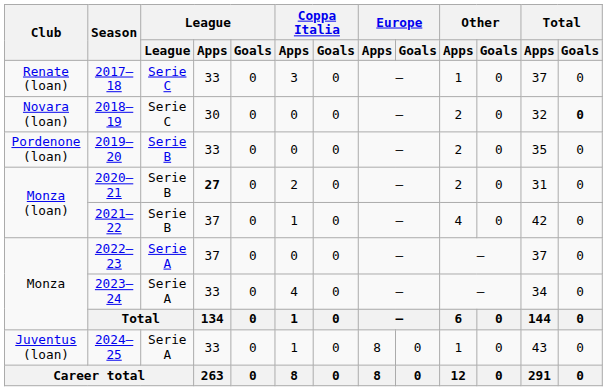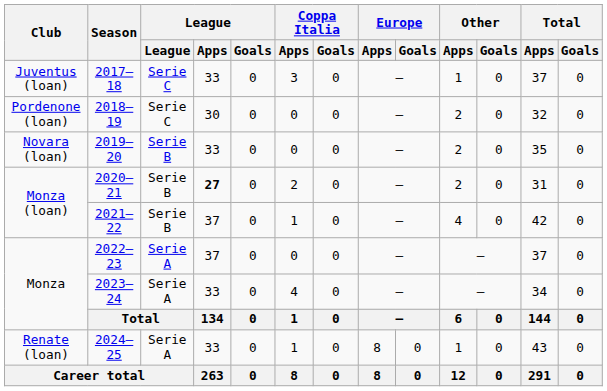(46, 78) Renate (loan) -> (46, 78) Juventus (loan)
(46, 114) Novara (loan) -> (46, 114) Pordenone (loan)
(580, 114) bold -> (580, 114) normal
(46, 149) Pordenone (loan) -> (46, 149) Novara (loan)
(46, 347) Juventus (loan) -> (46, 347) Renate (loan)
